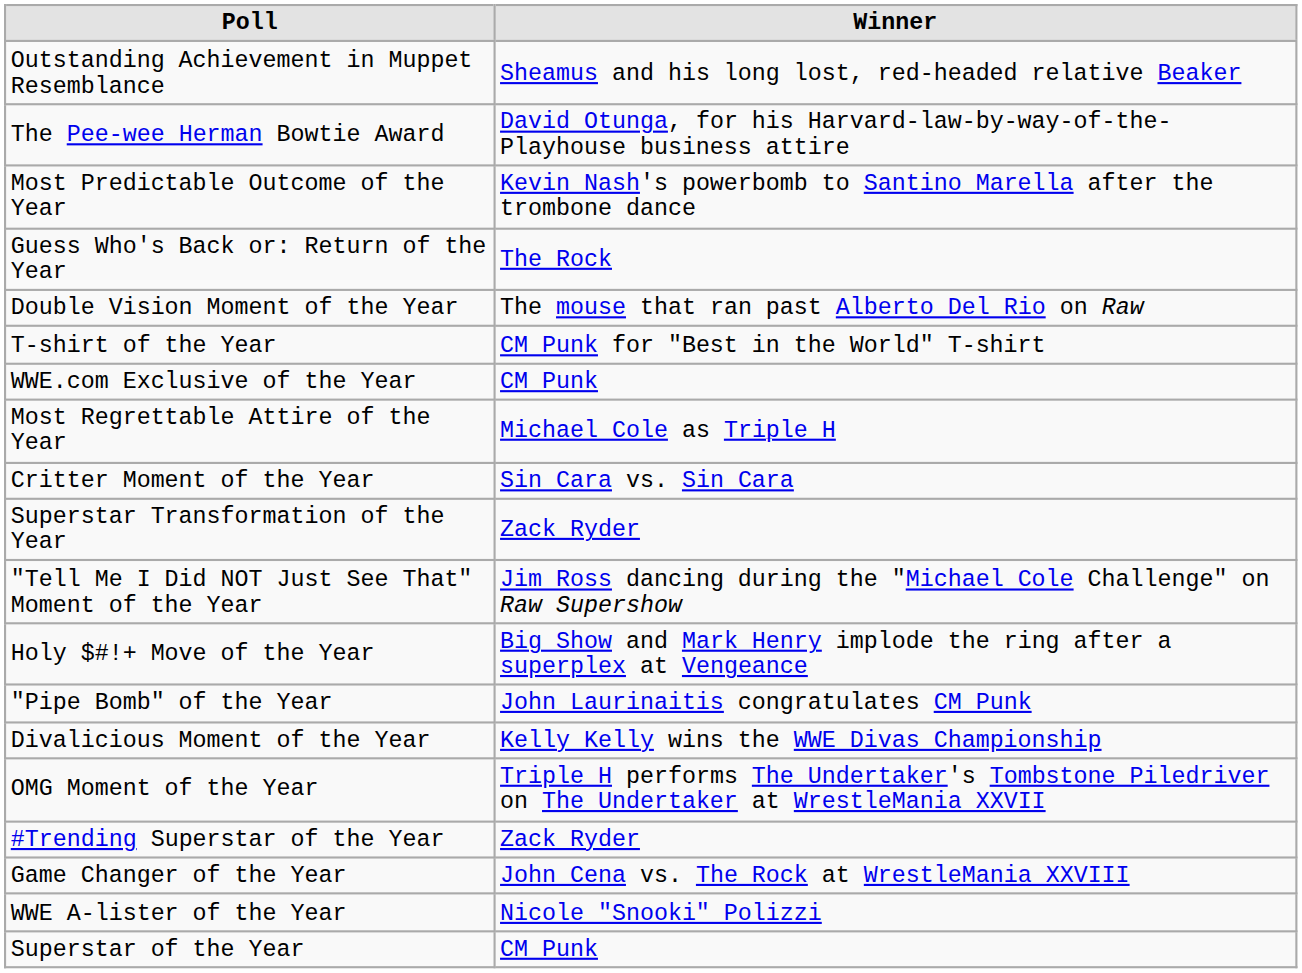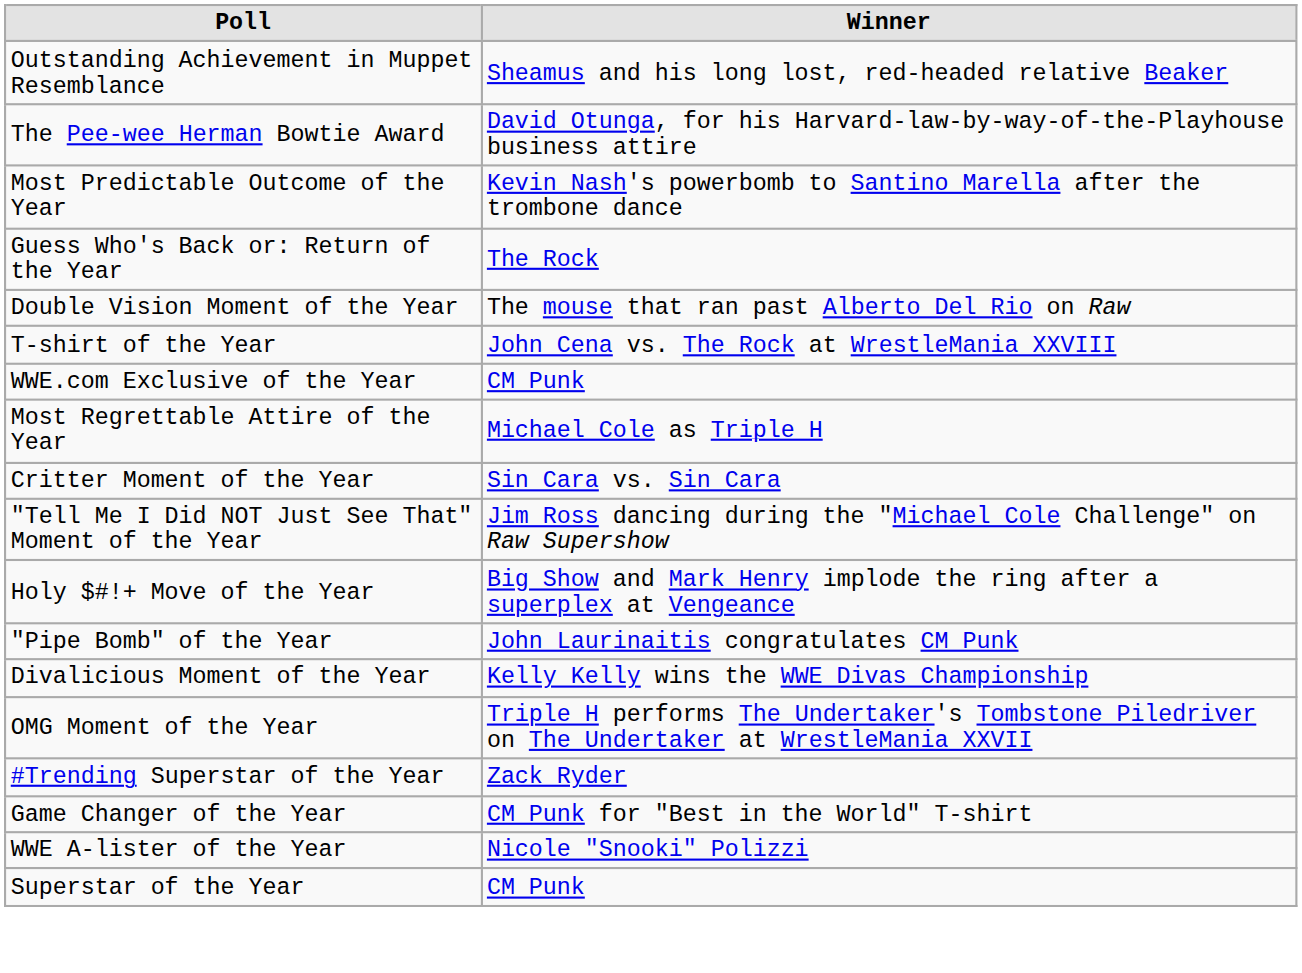(773, 345) CM Punk for "Best in the World" T-shirt -> (802, 345) John Cena vs. The Rock at WrestleMania XXVIII
- row: (228, 530)
(815, 876) John Cena vs. The Rock at WrestleMania XXVIII -> (760, 814) CM Punk for "Best in the World" T-shirt
